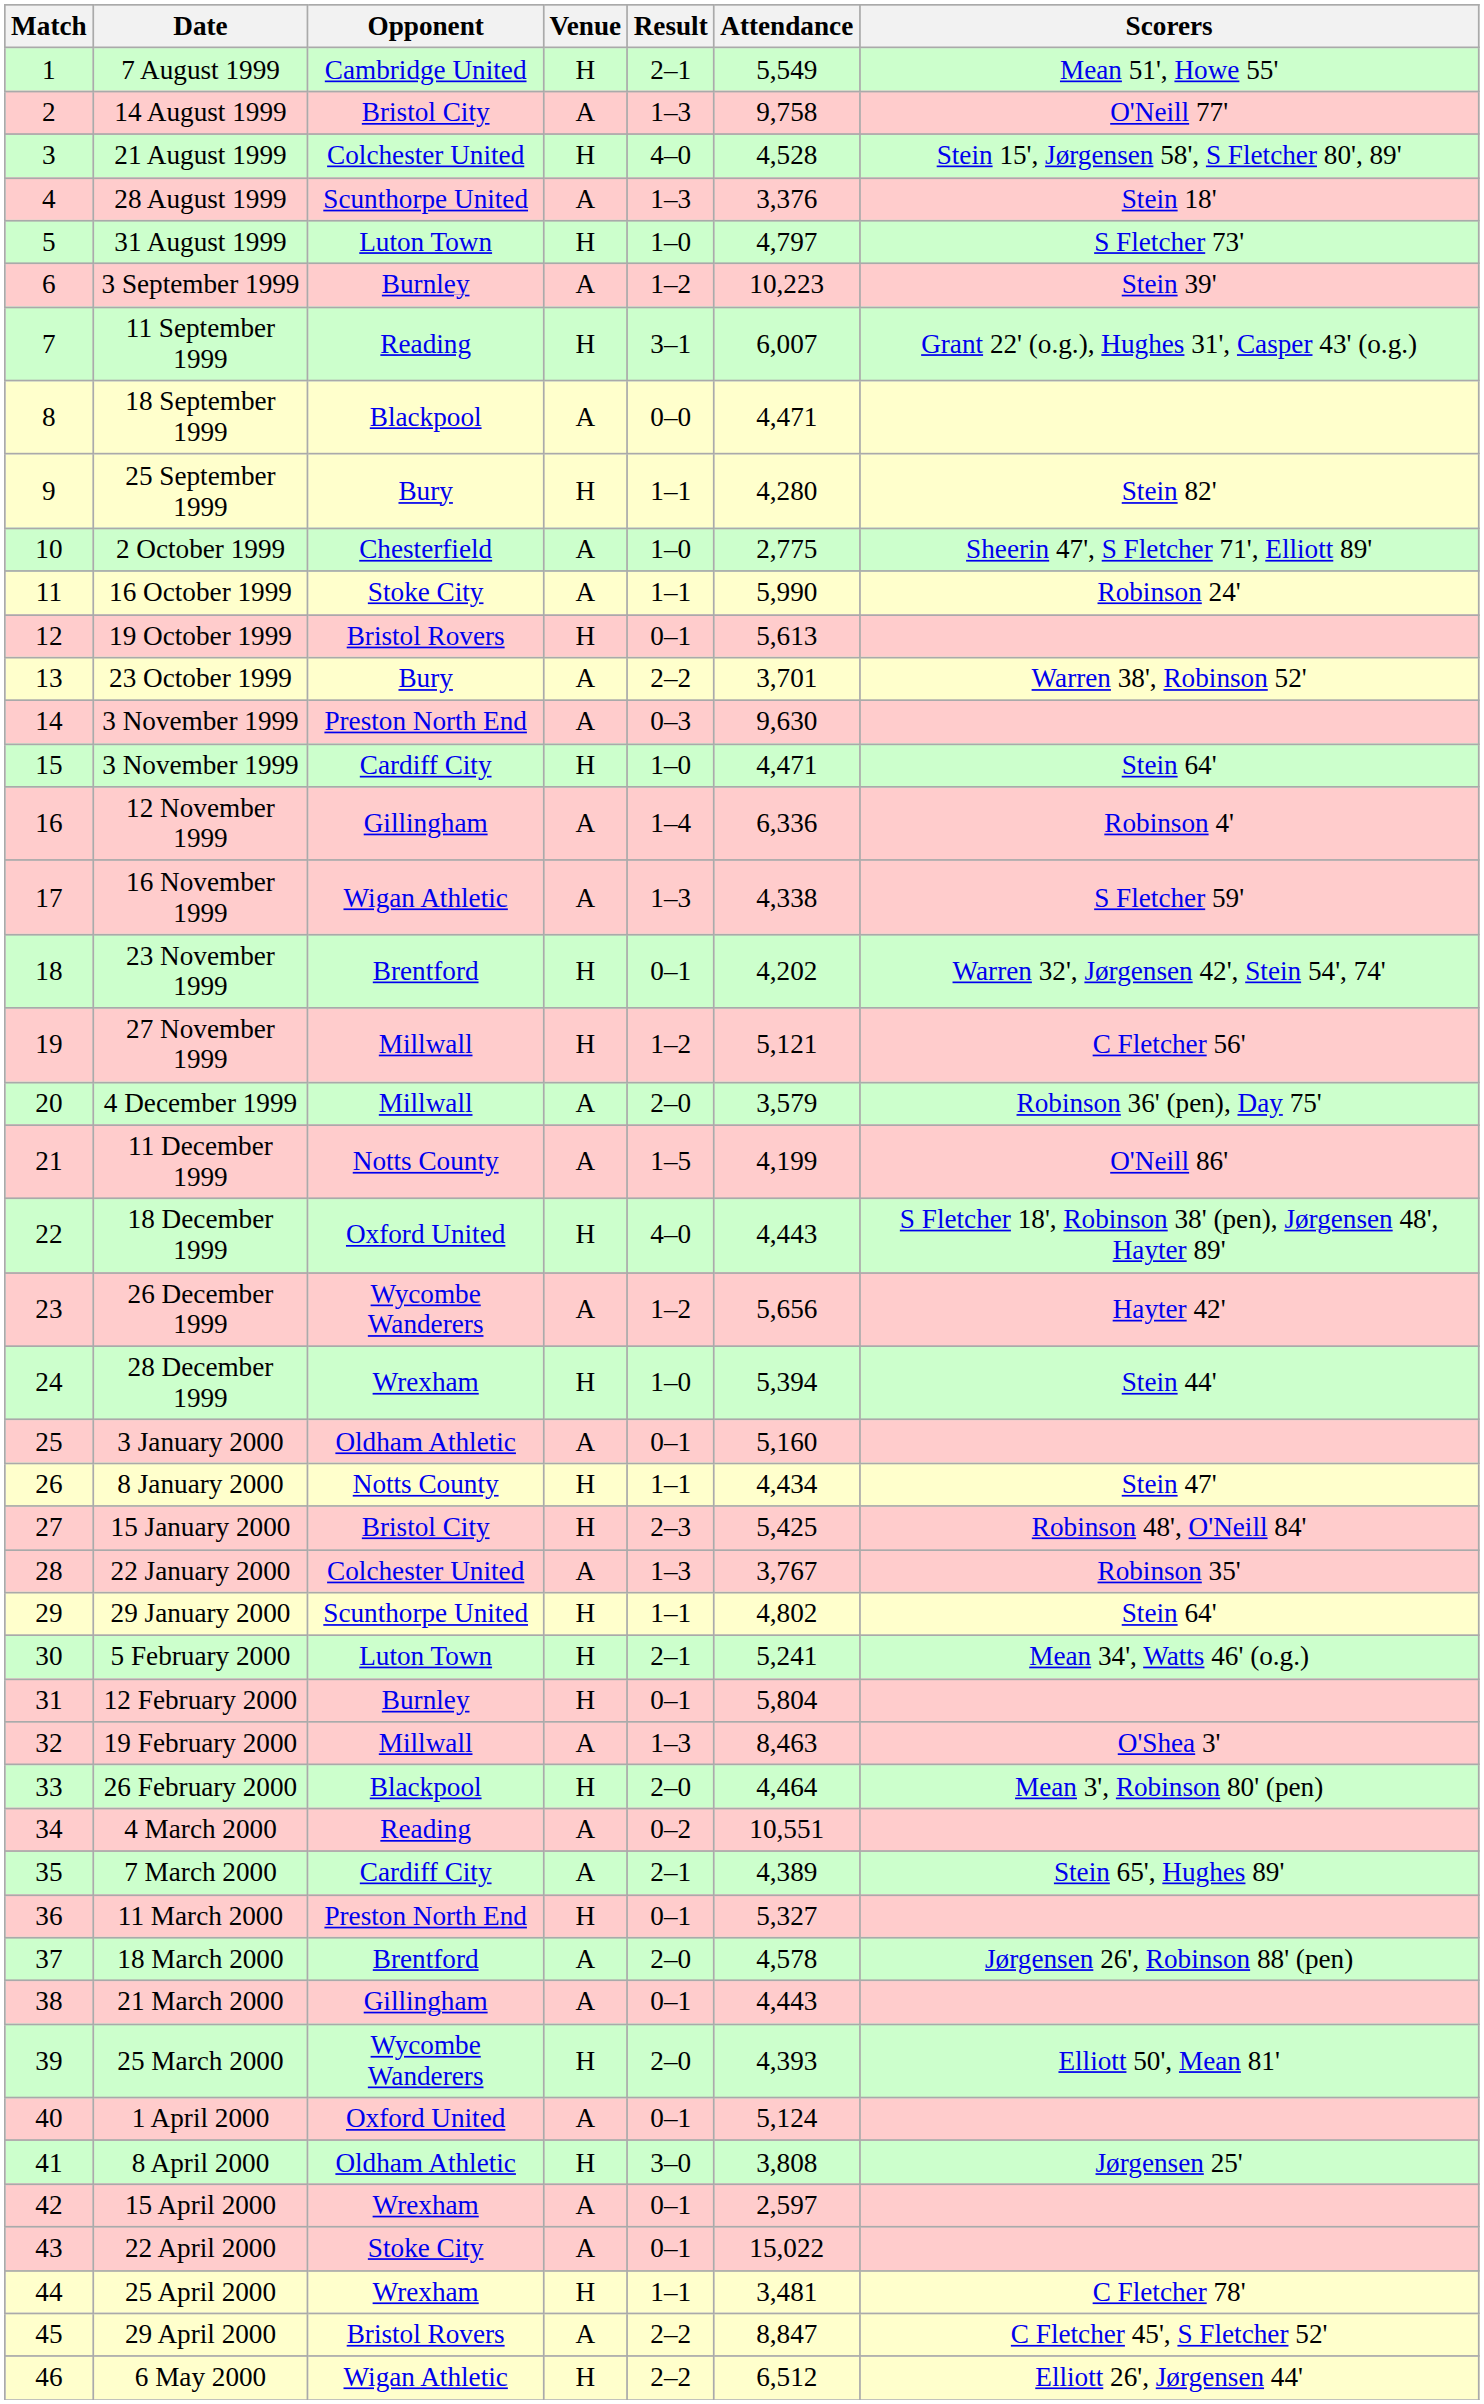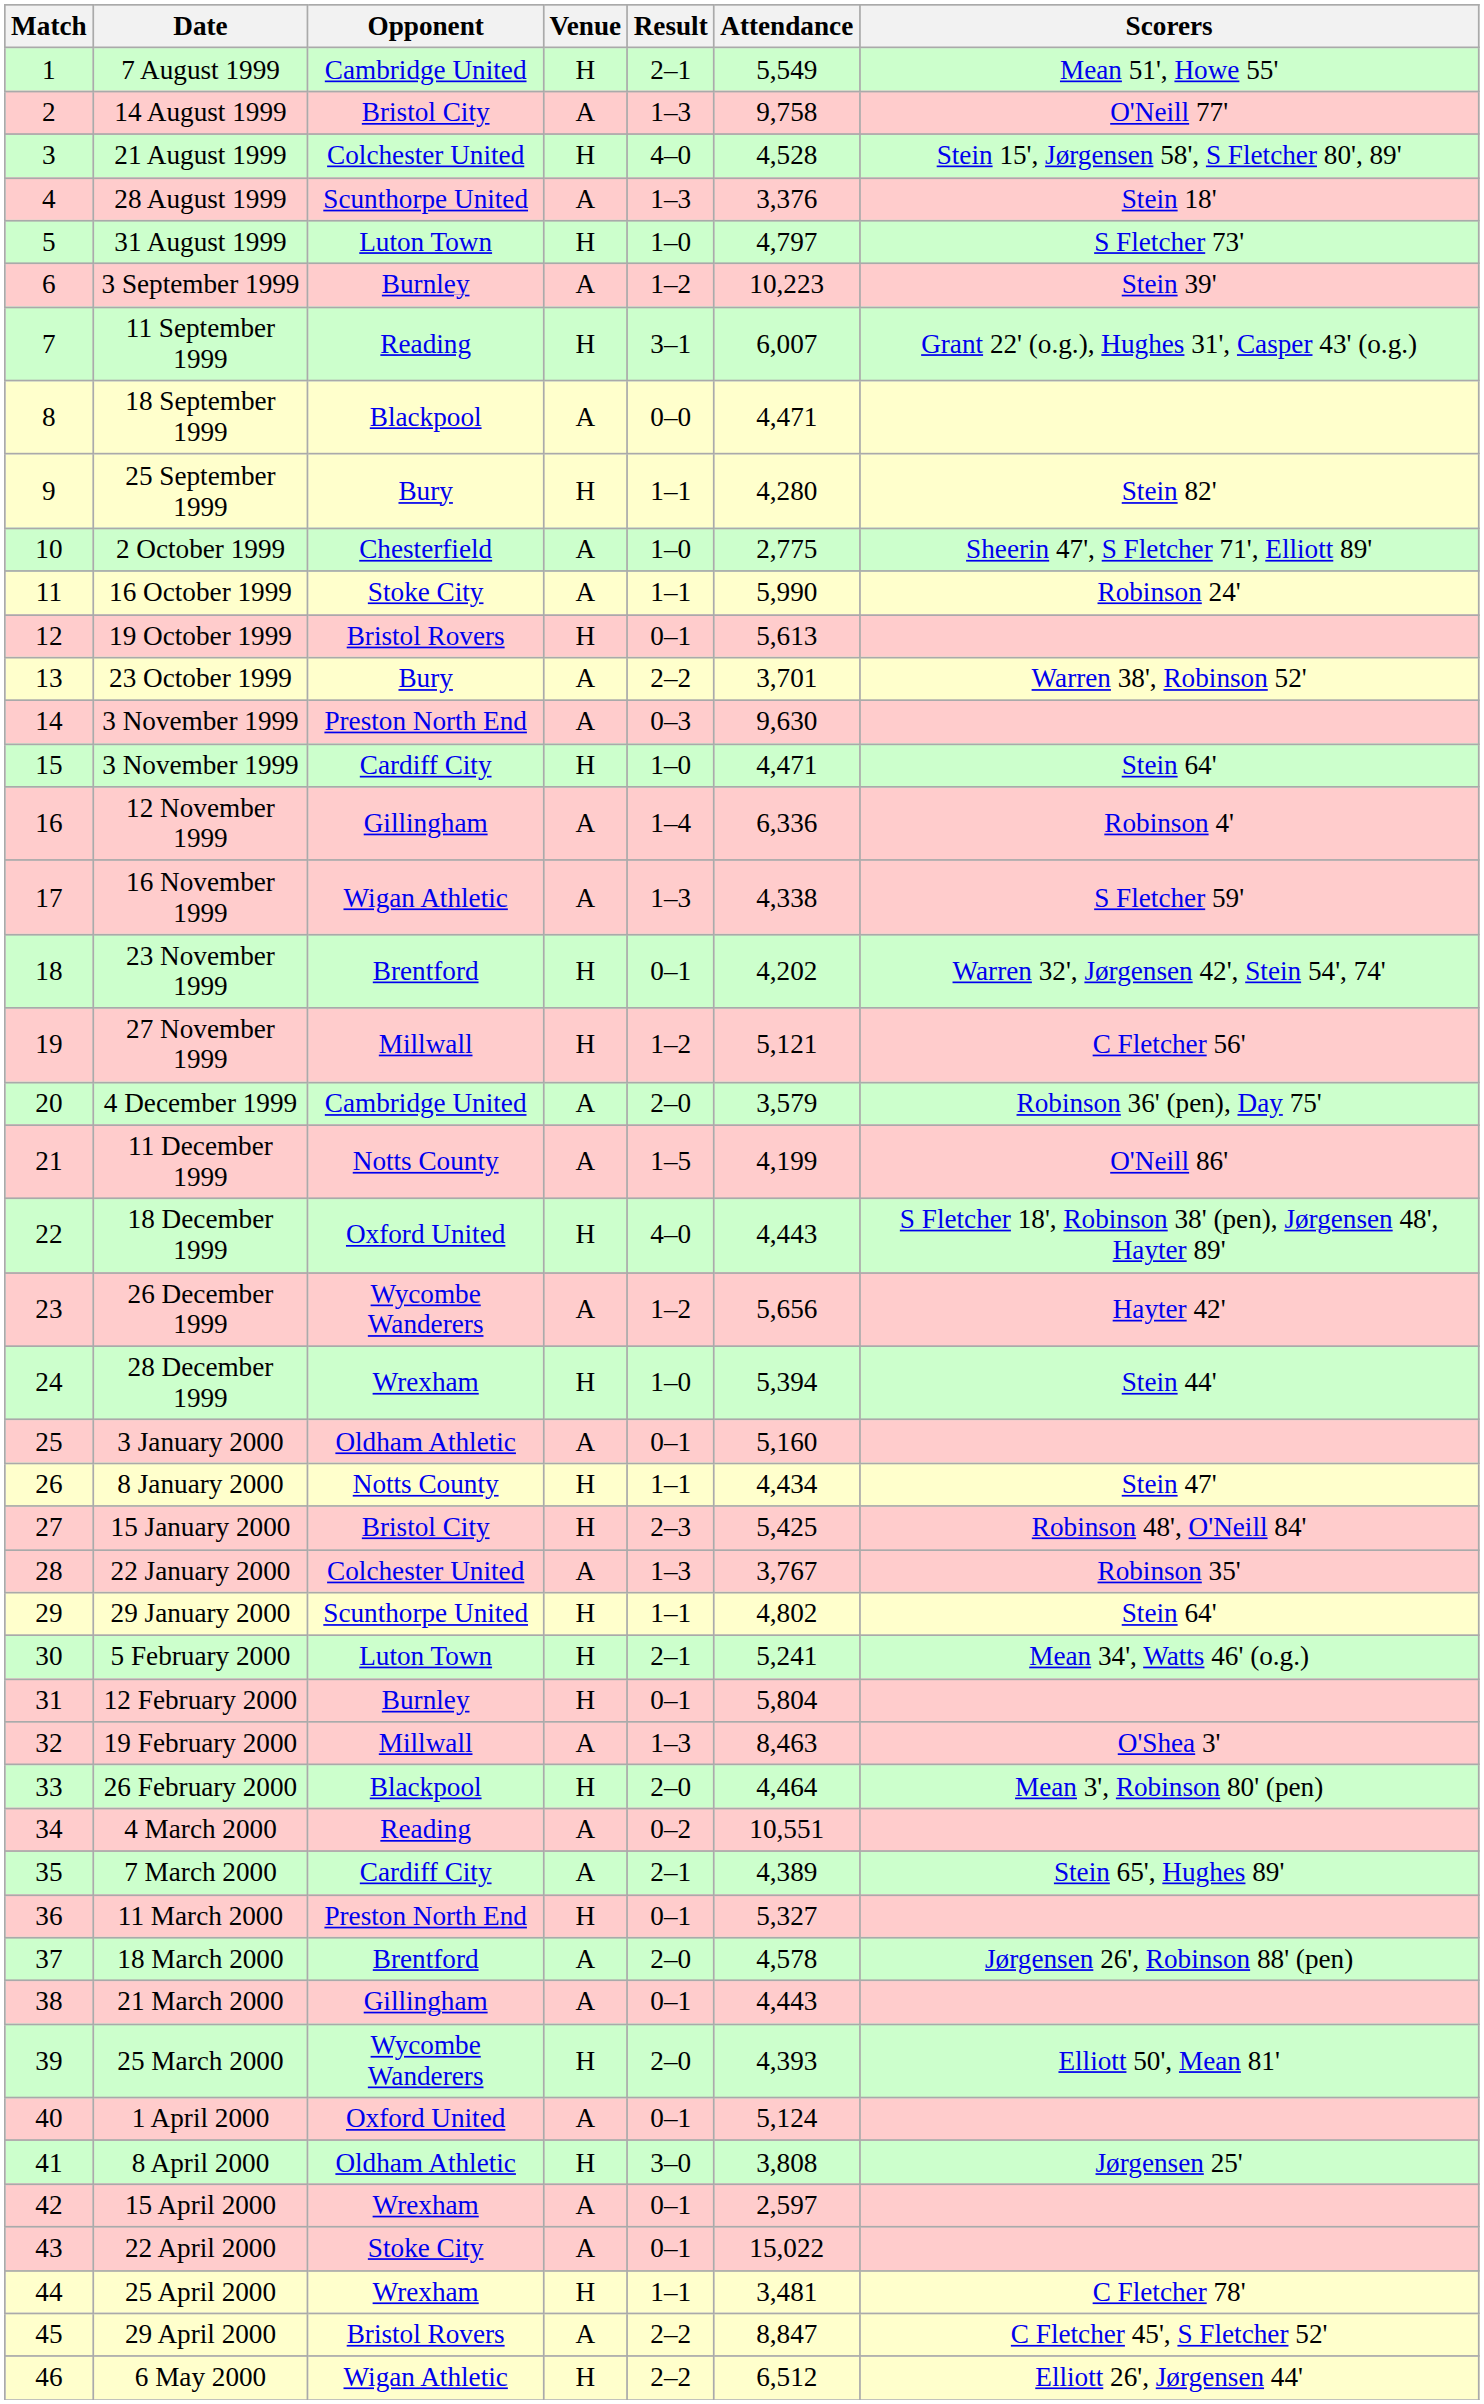(426, 1103) Millwall -> (426, 1103) Cambridge United
